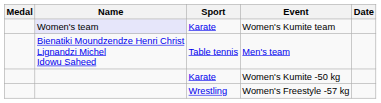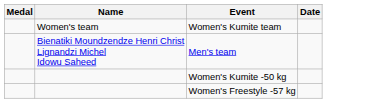- column: (213, 12)
(68, 27) lavender background -> (68, 27) no background
